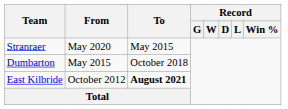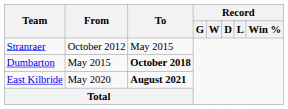(89, 46) May 2020 -> (97, 46) October 2012
(159, 63) normal -> (161, 63) bold
(97, 79) October 2012 -> (89, 79) May 2020
